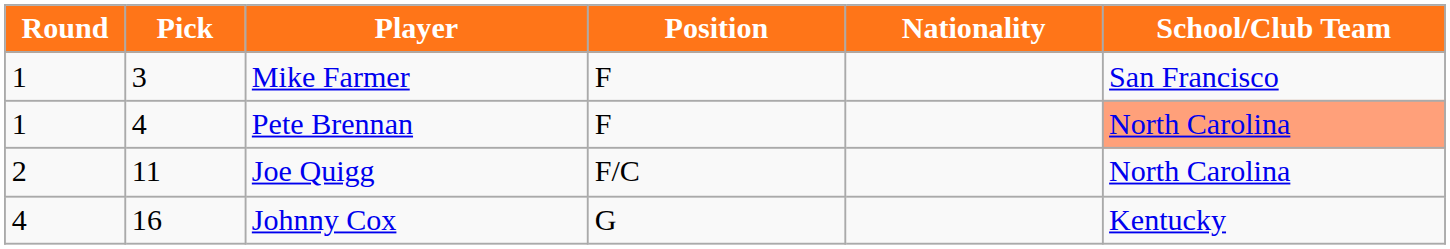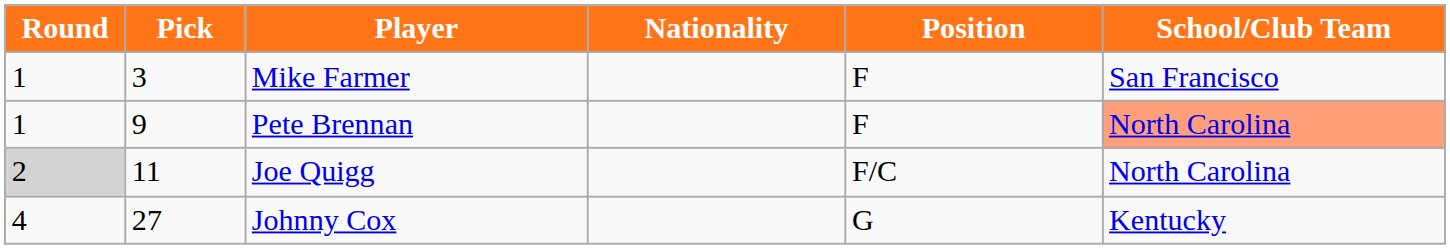columns swapped: (716, 28) <-> (974, 28)
(139, 123) 4 -> (139, 123) 9
(19, 171) no background -> (19, 171) lightgrey background
(147, 219) 16 -> (147, 219) 27
